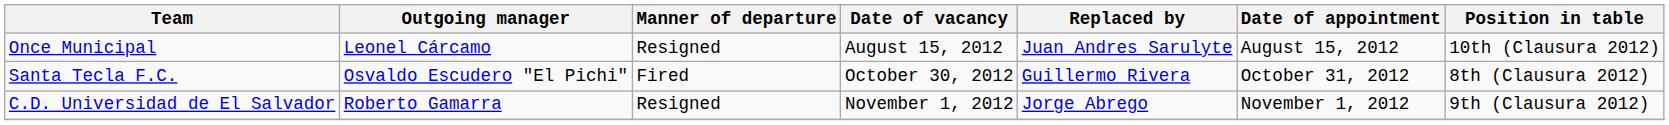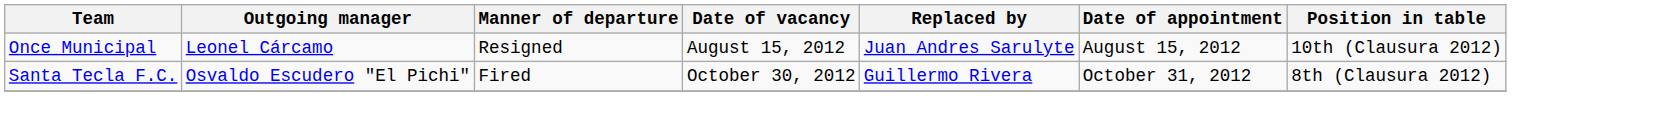- row: (172, 105)
